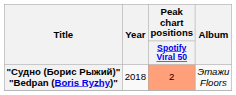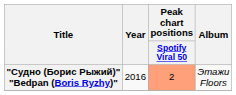(135, 77) 2018 -> (135, 77) 2016
